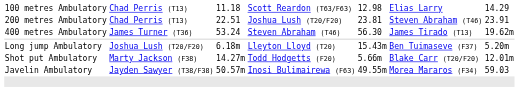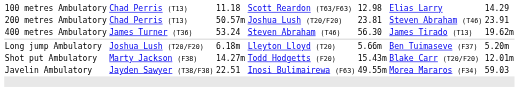(228, 20) 22.51 -> (231, 20) 50.57m
(372, 46) 15.43m -> (370, 46) 5.66m
(370, 58) 5.66m -> (372, 58) 15.43m
(231, 70) 50.57m -> (228, 70) 22.51
